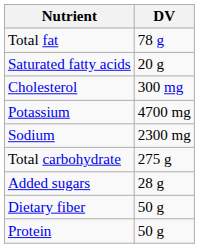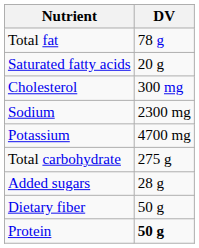rows swapped: (31, 135) <-> (39, 111)
(151, 231) normal -> (151, 231) bold
